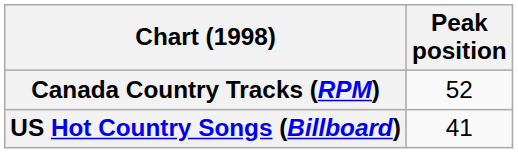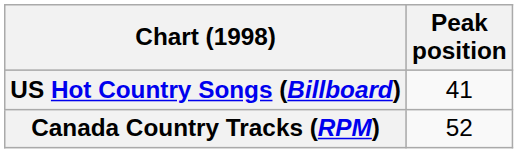rows swapped: (206, 89) <-> (206, 128)
